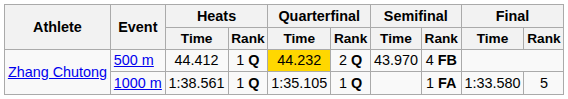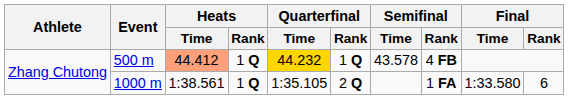(197, 60) no background -> (197, 60) lightsalmon background
(351, 60) 2 Q -> (351, 60) 1 Q
(396, 60) 43.970 -> (396, 60) 43.578
(351, 83) 1 Q -> (351, 83) 2 Q
(544, 83) 5 -> (544, 83) 6
